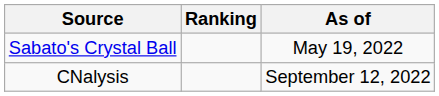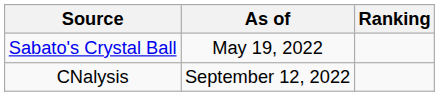columns swapped: (221, 18) <-> (348, 18)
